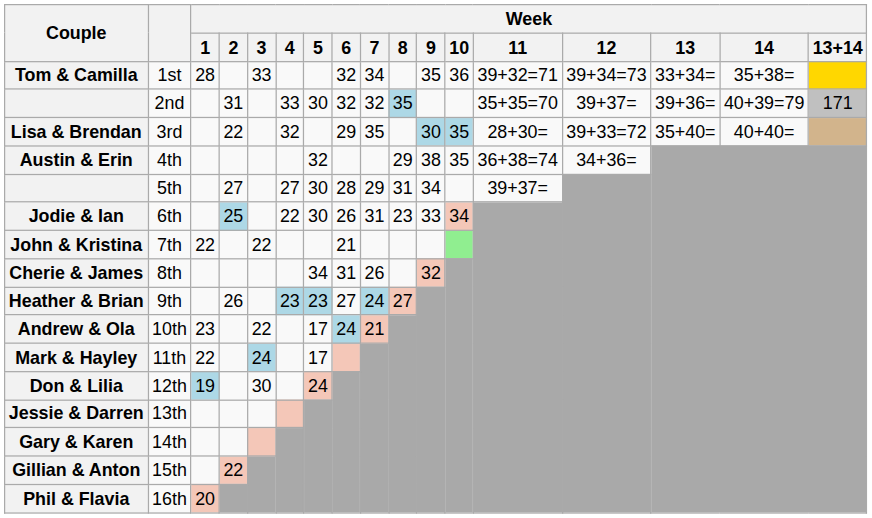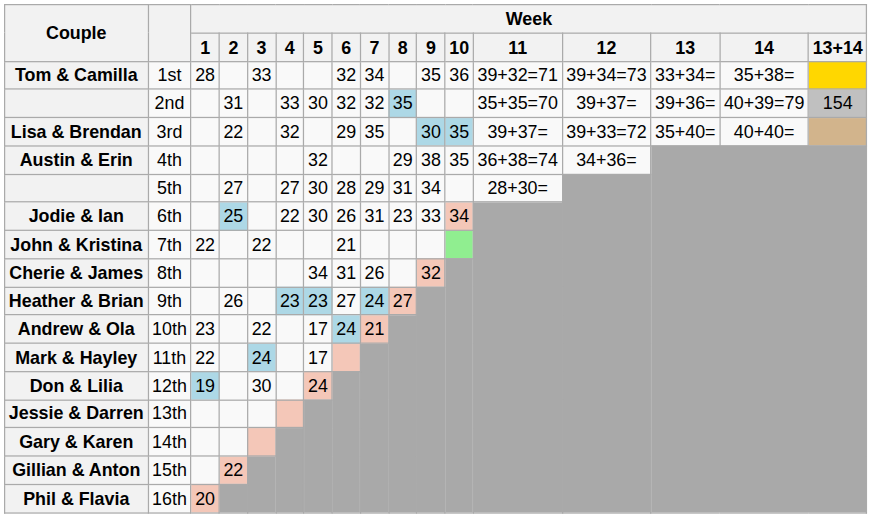(838, 104) 171 -> (838, 104) 154
(518, 132) 28+30= -> (518, 132) 39+37=
(518, 188) 39+37= -> (518, 188) 28+30=
